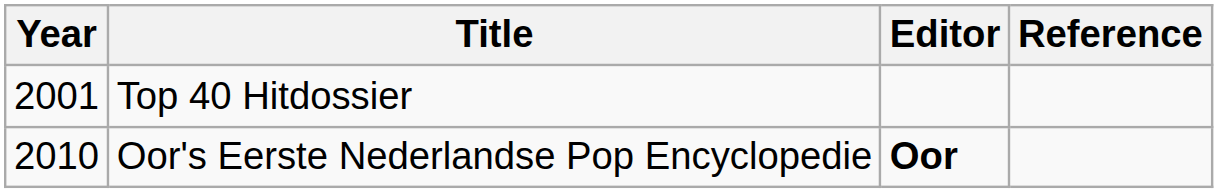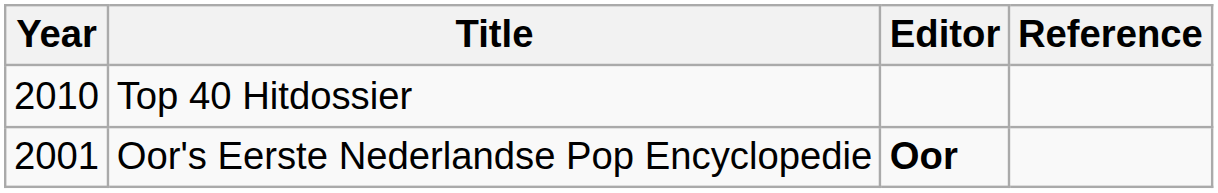(57, 95) 2001 -> (57, 95) 2010
(57, 156) 2010 -> (57, 156) 2001
